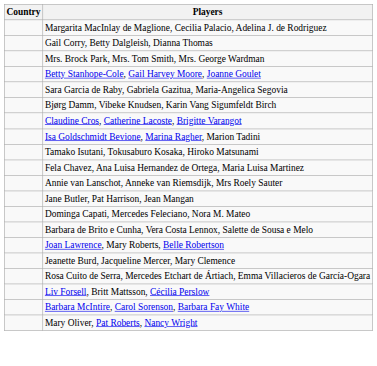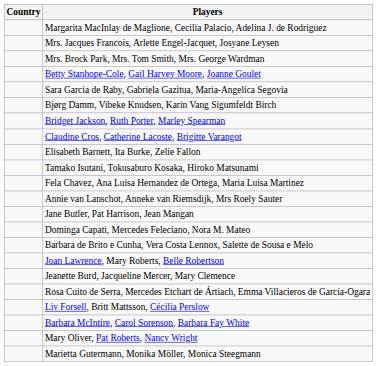- row: (129, 43)
+ row: (162, 43)
+ row: (135, 121)
+ row: (123, 152)
- row: (153, 136)
+ row: (153, 354)
